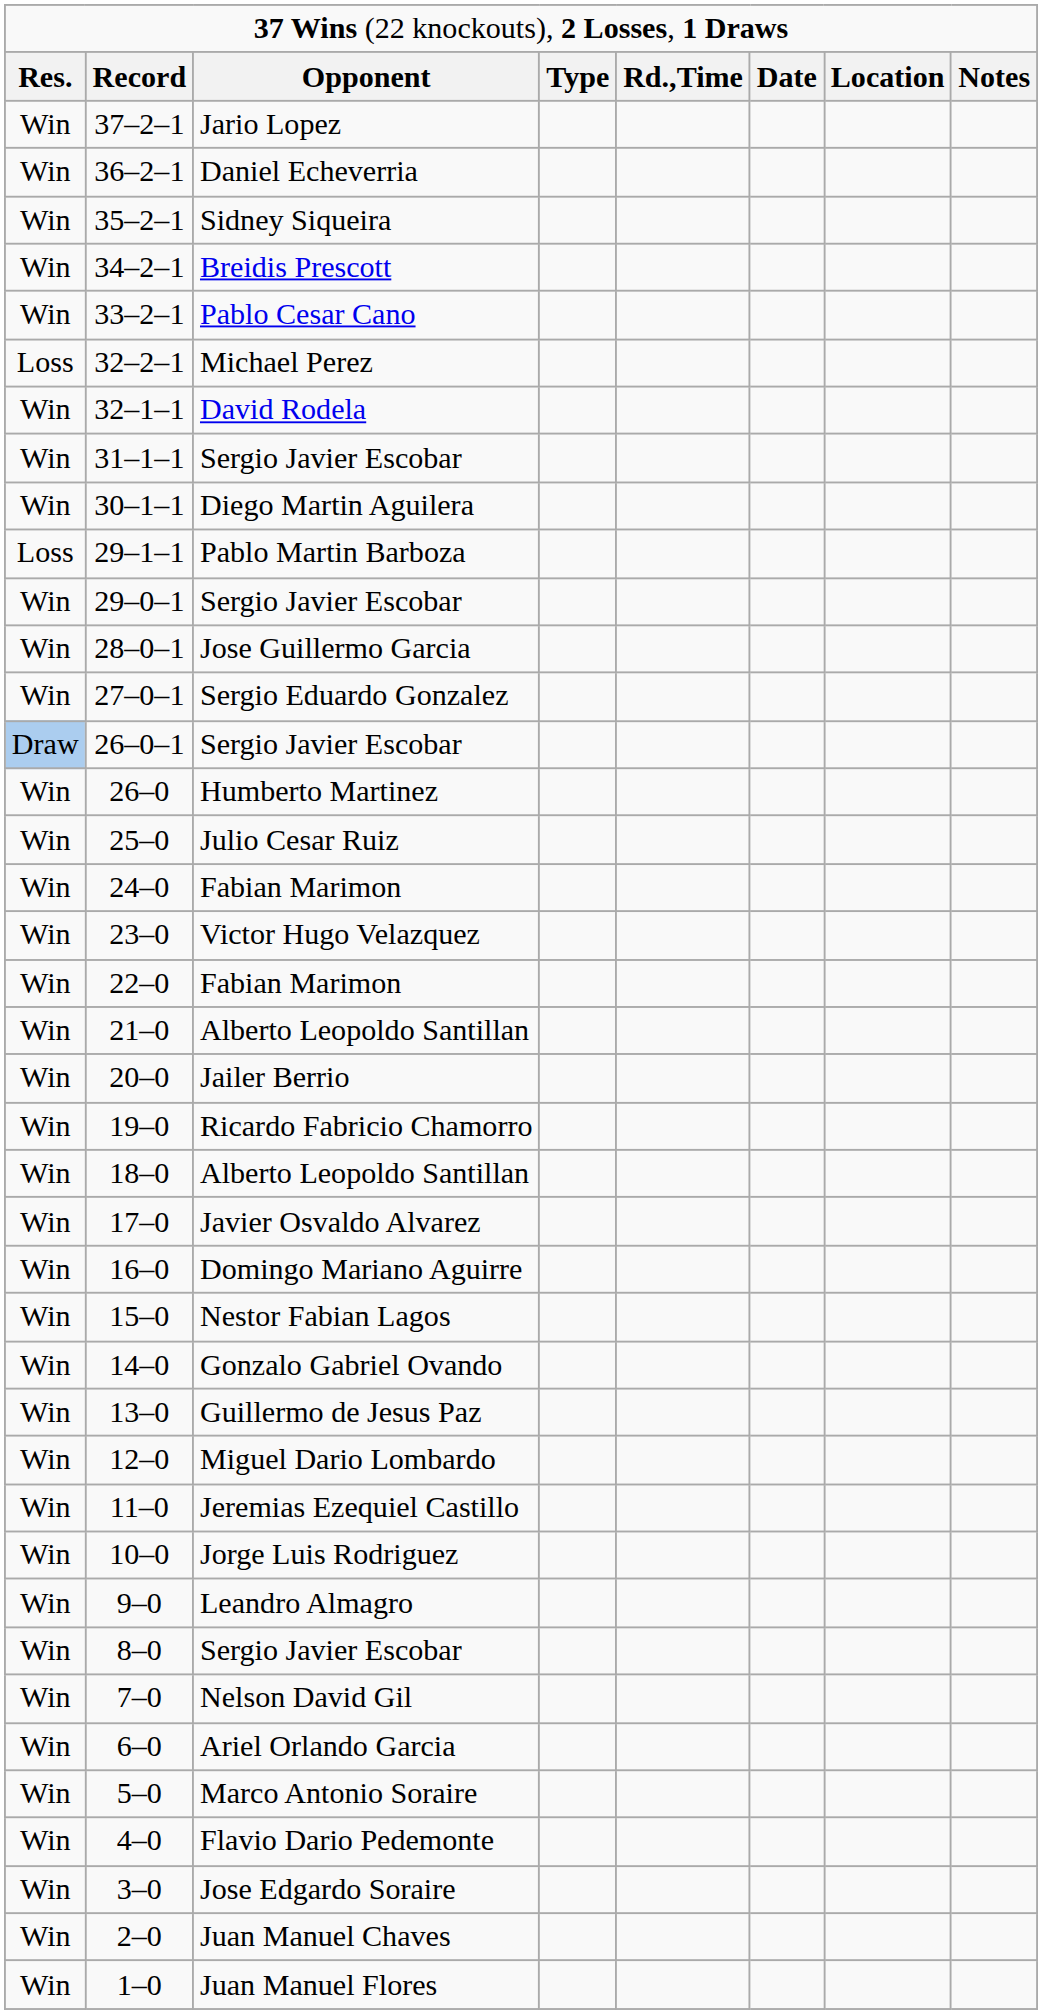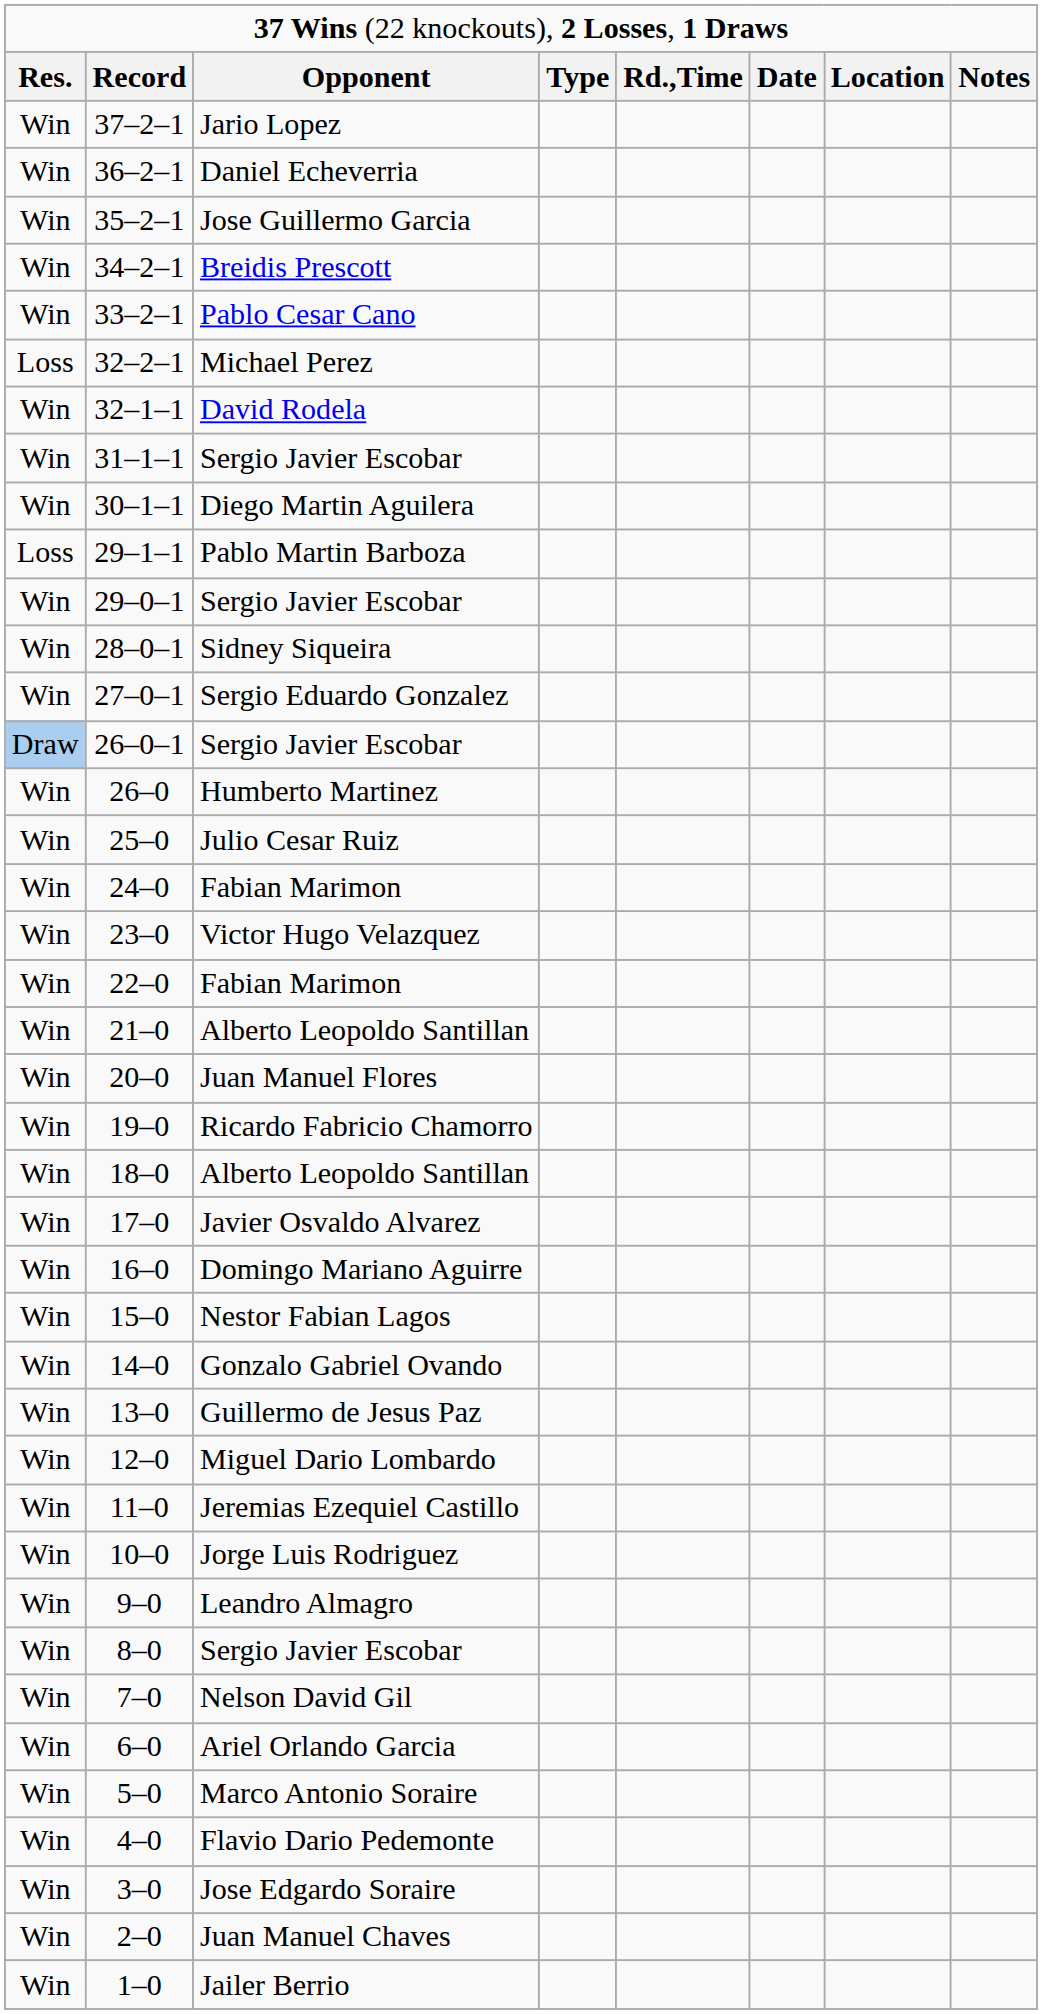(296, 219) Sidney Siqueira -> (335, 219) Jose Guillermo Garcia
(335, 648) Jose Guillermo Garcia -> (296, 648) Sidney Siqueira
(275, 1077) Jailer Berrio -> (319, 1077) Juan Manuel Flores
(319, 1984) Juan Manuel Flores -> (275, 1984) Jailer Berrio
